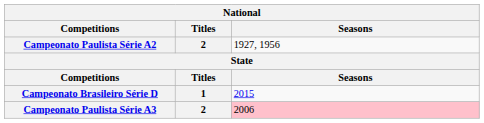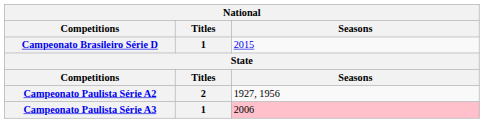rows swapped: (90, 93) <-> (90, 45)
(203, 110) 2 -> (203, 110) 1
